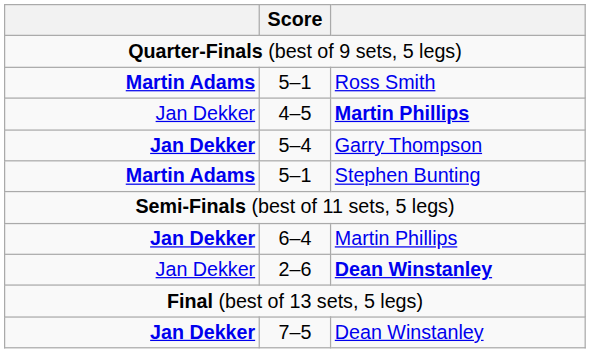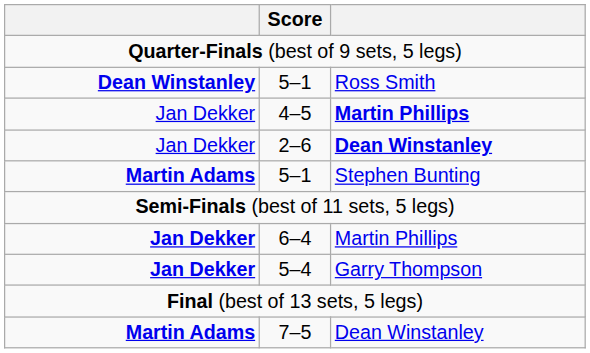(190, 82) Martin Adams -> (176, 82) Dean Winstanley
rows swapped: (295, 144) <-> (295, 269)
(203, 332) Jan Dekker -> (190, 332) Martin Adams
